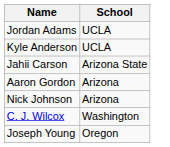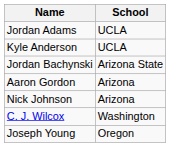+ row: (50, 64)
- row: (37, 64)
